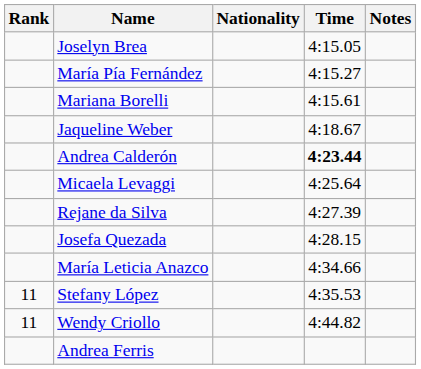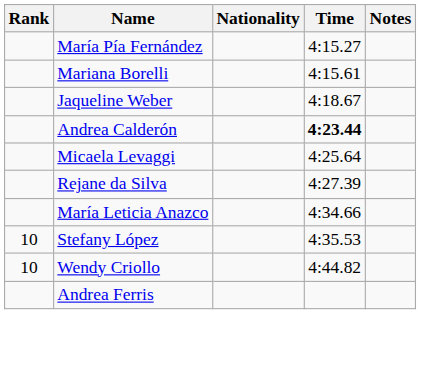- row: (102, 45)
- row: (112, 239)
(29, 294) 11 -> (29, 239) 10
(29, 322) 11 -> (29, 267) 10
